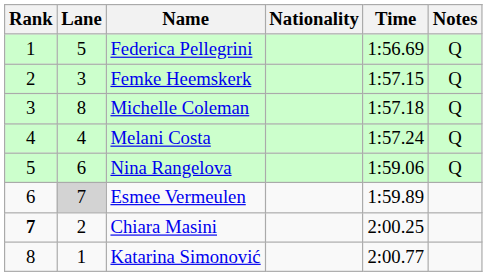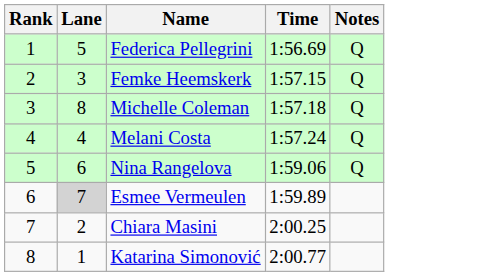- column: (314, 19)
(31, 227) bold -> (31, 227) normal
